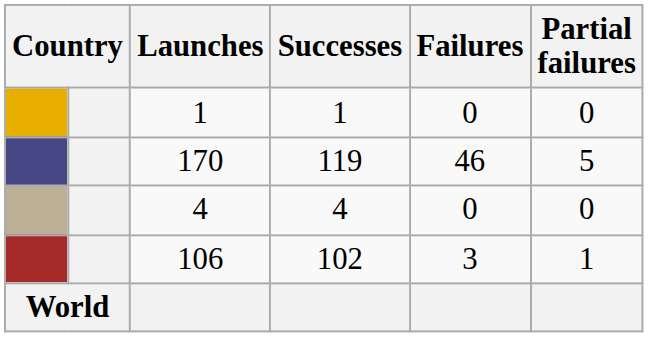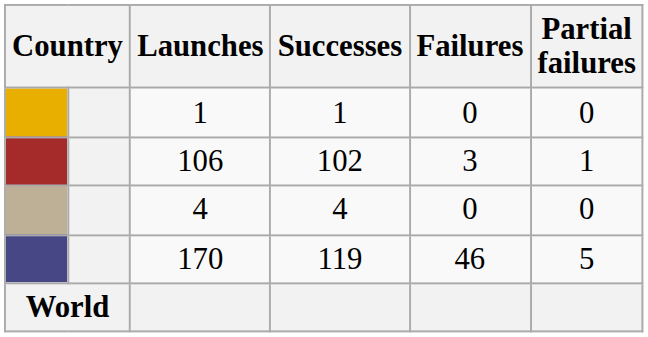rows swapped: (200, 258) <-> (200, 160)
